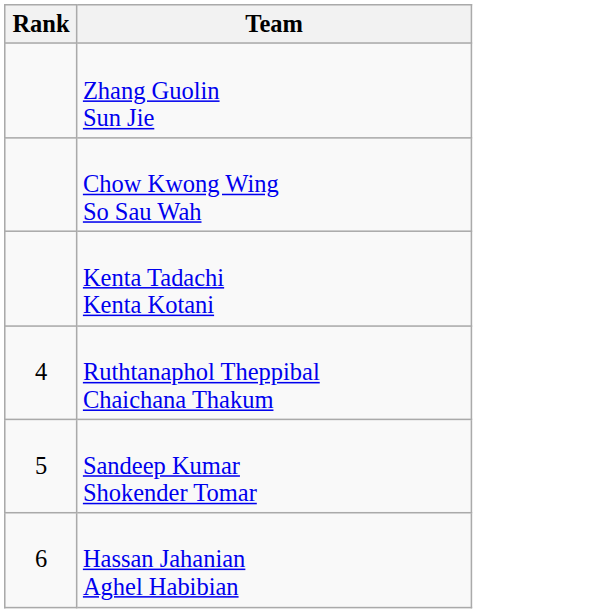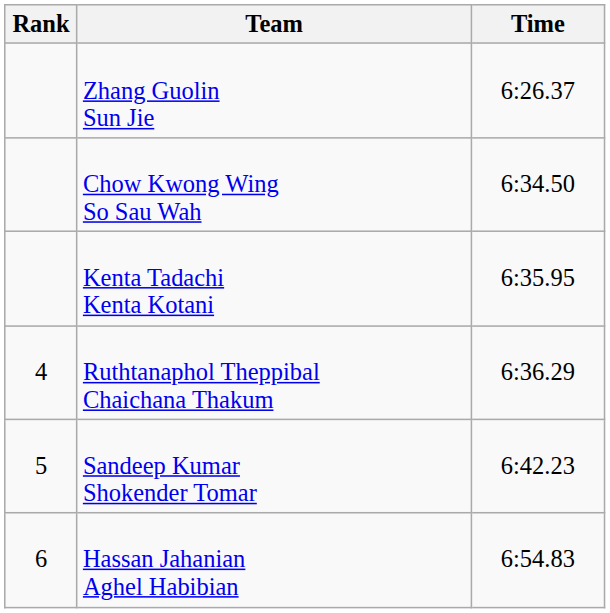+ column: (538, 23)
